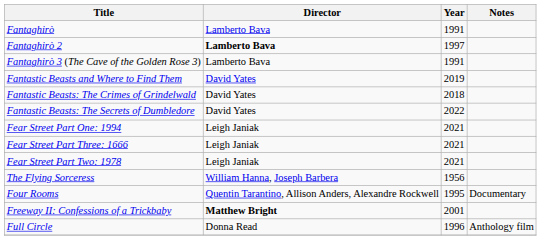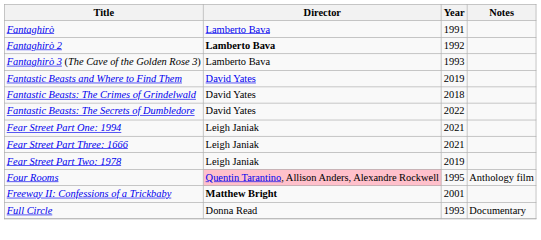(454, 45) 1997 -> (454, 45) 1992
(454, 62) 1991 -> (454, 62) 1993
(454, 161) 2021 -> (454, 161) 2019
- row: (51, 177)
(322, 194) no background -> (322, 177) pink background
(498, 194) Documentary -> (502, 177) Anthology film
(454, 227) 1996 -> (454, 210) 1993
(502, 227) Anthology film -> (498, 210) Documentary
